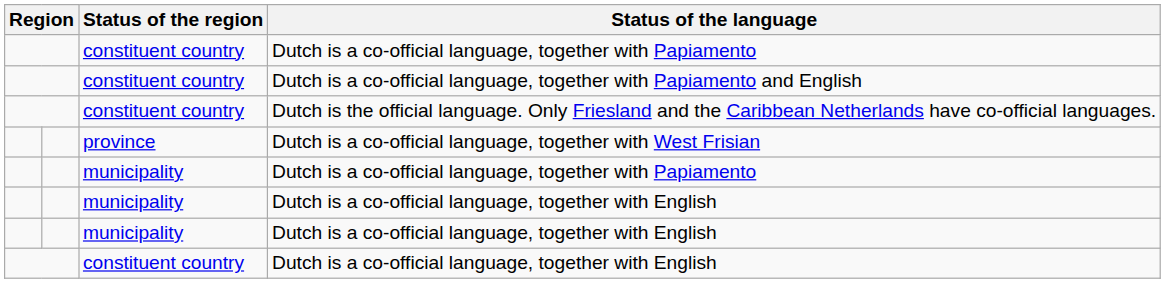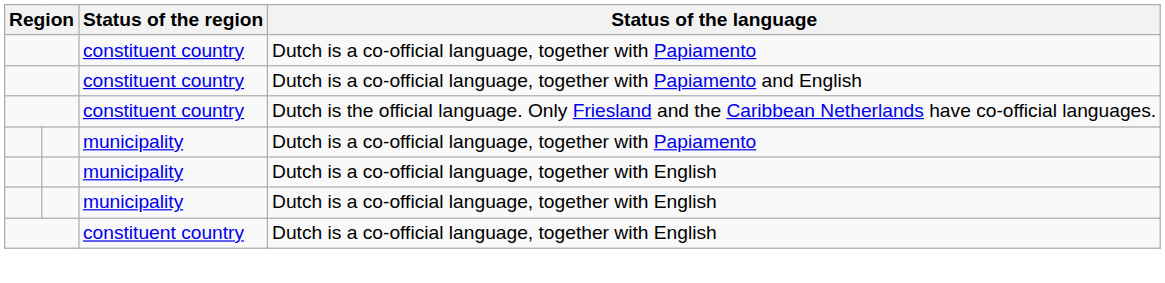- row: (119, 141)
